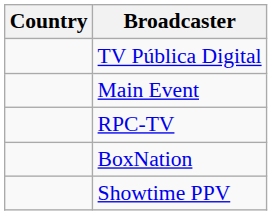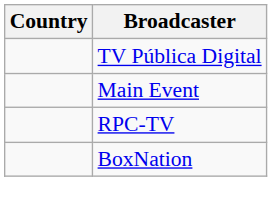- row: (164, 192)
